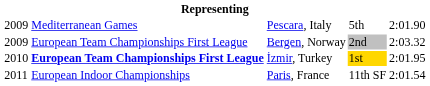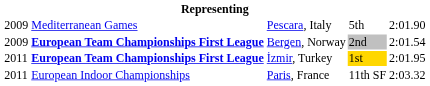(139, 42) normal -> (148, 42) bold
(407, 42) 2:03.32 -> (407, 42) 2:01.54
(16, 58) 2010 -> (16, 58) 2011
(407, 75) 2:01.54 -> (407, 75) 2:03.32
